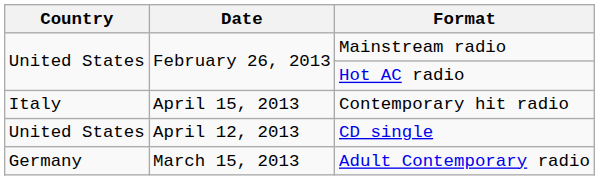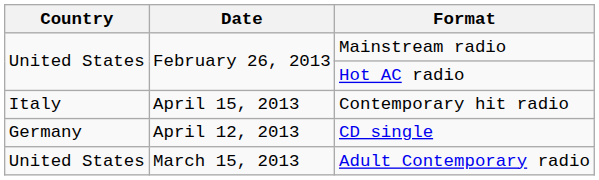(77, 132) United States -> (45, 132) Germany
(45, 161) Germany -> (77, 161) United States
